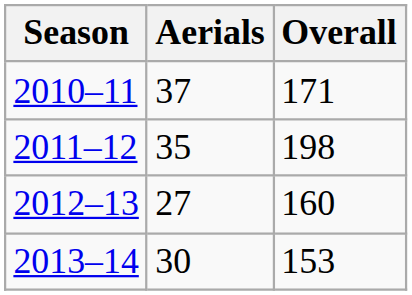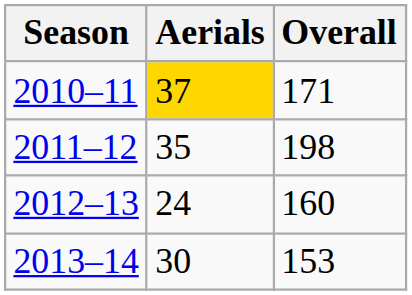(173, 89) no background -> (173, 89) gold background
(173, 203) 27 -> (173, 203) 24
